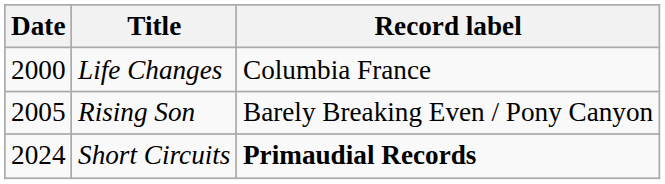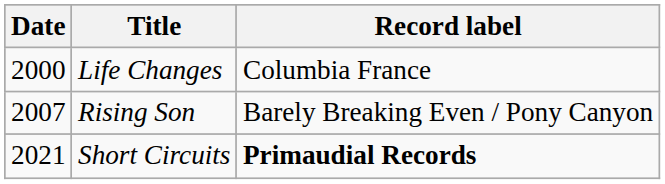(38, 112) 2005 -> (38, 112) 2007
(38, 155) 2024 -> (38, 155) 2021
